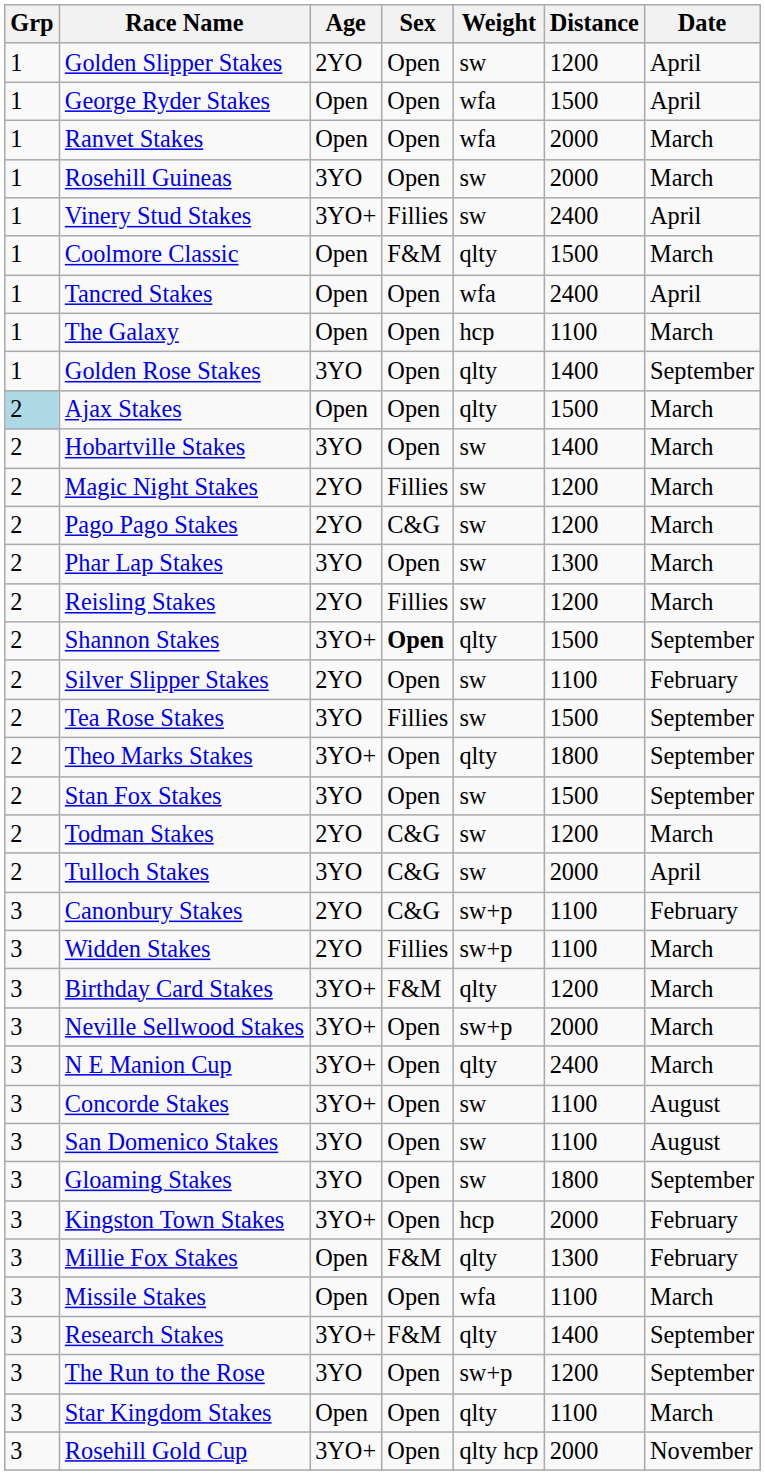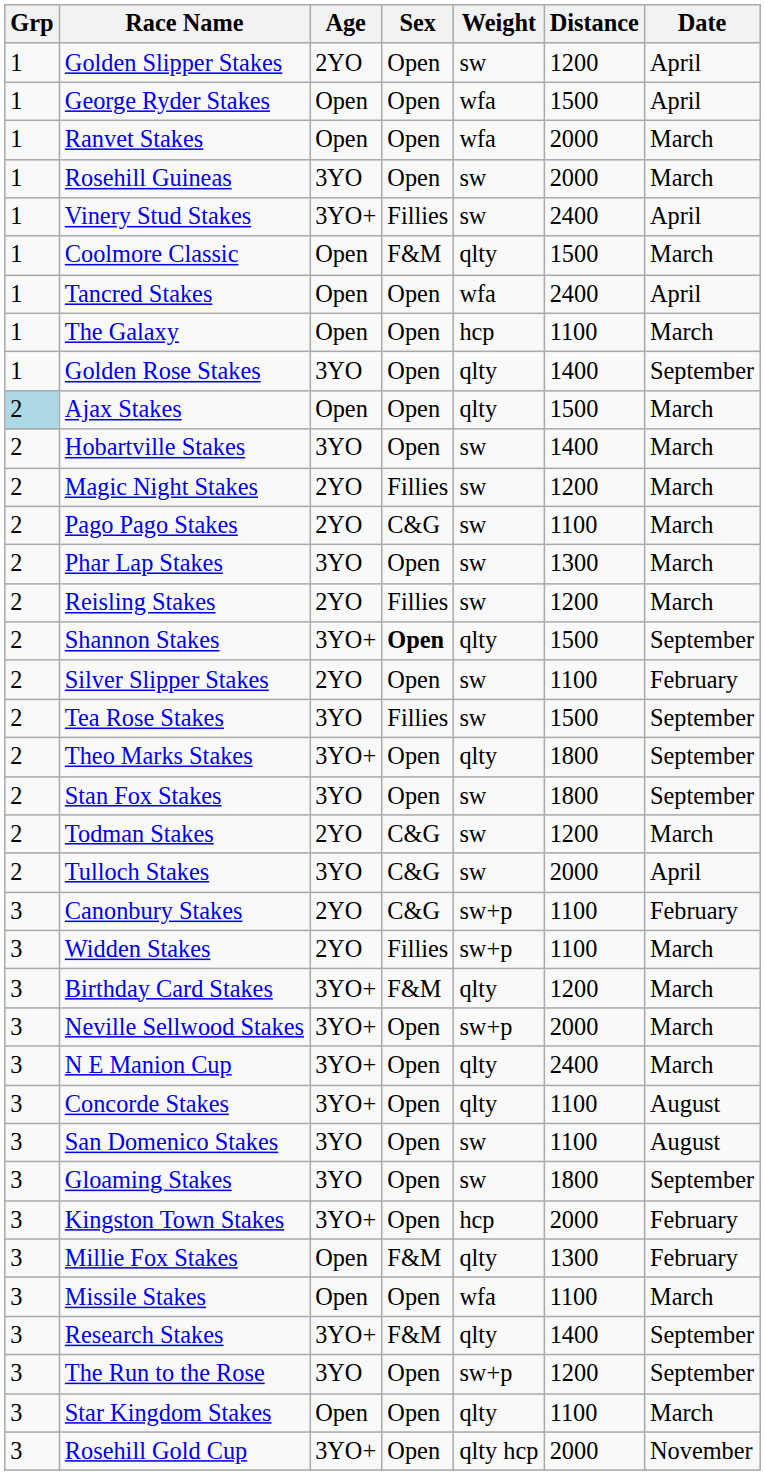(574, 525) 1200 -> (574, 525) 1100
(574, 795) 1500 -> (574, 795) 1800
(473, 1103) sw -> (478, 1103) qlty
